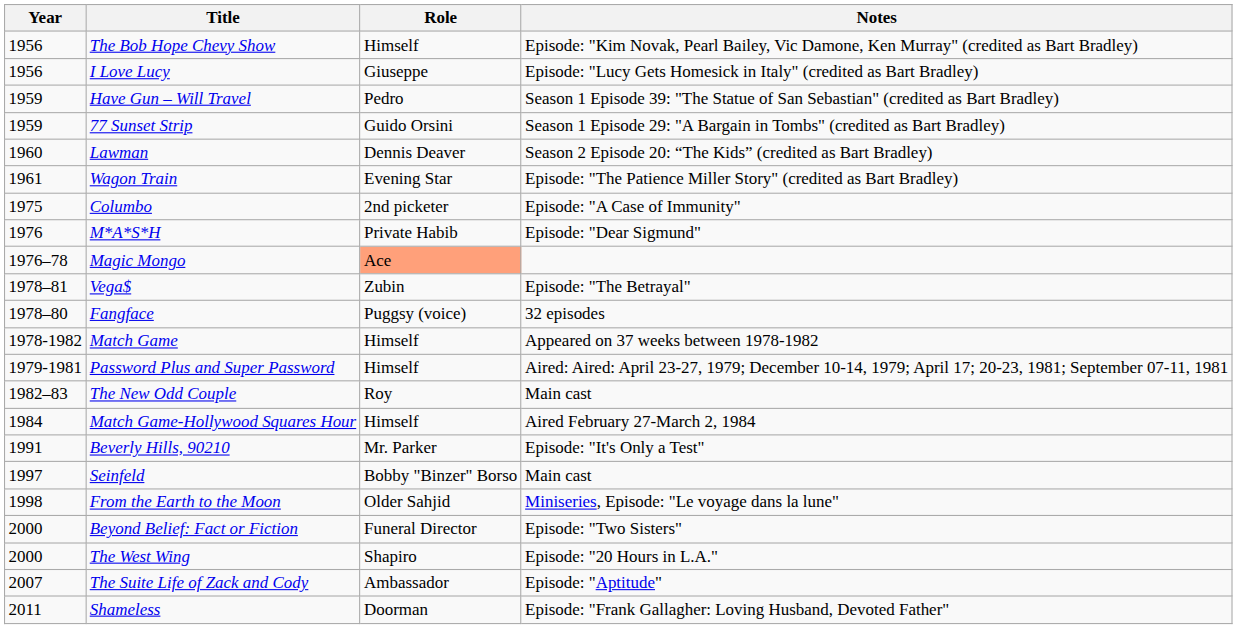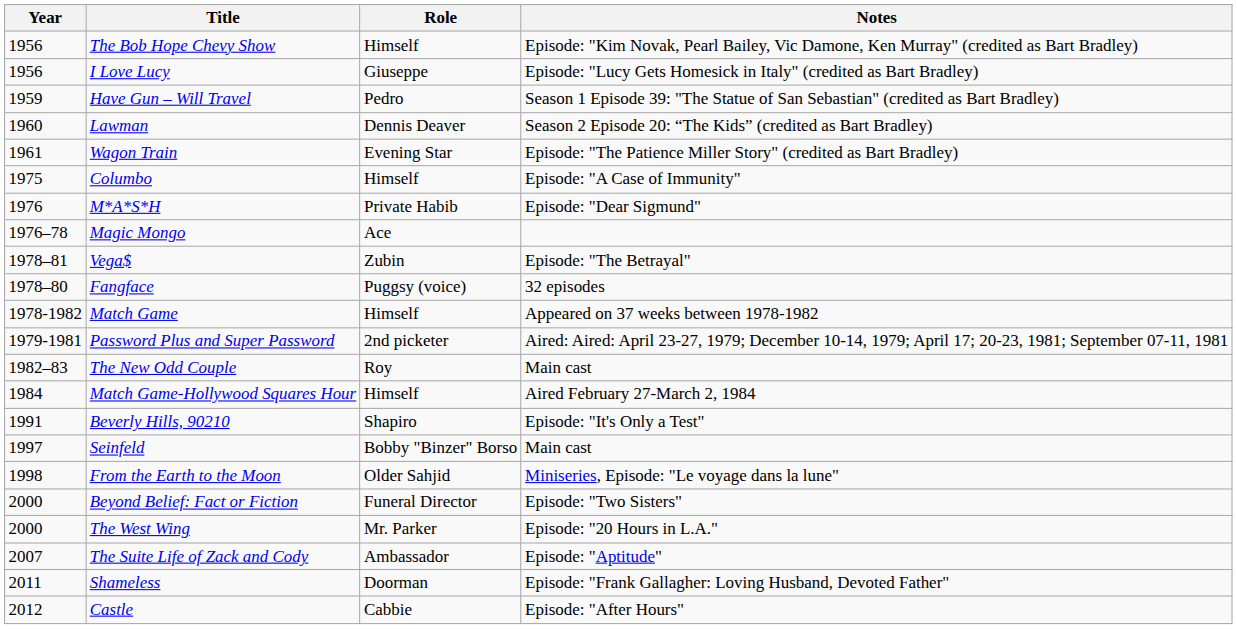- row: (141, 125)
(406, 206) 2nd picketer -> (391, 179) Himself
(378, 260) lightsalmon background -> (378, 233) no background
(391, 367) Himself -> (406, 340) 2nd picketer
(400, 448) Mr. Parker -> (390, 421) Shapiro
(390, 555) Shapiro -> (400, 529) Mr. Parker
+ row: (111, 609)
